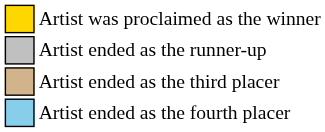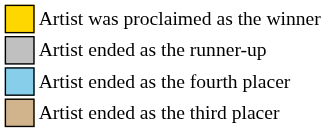rows swapped: (159, 81) <-> (165, 112)
